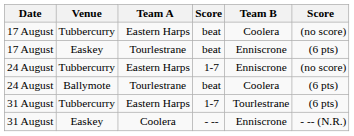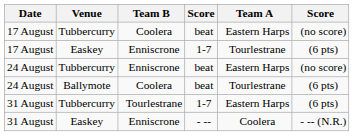columns swapped: (155, 13) <-> (258, 13)
(209, 49) beat -> (201, 49) 1-7
(209, 67) 1-7 -> (201, 67) beat
